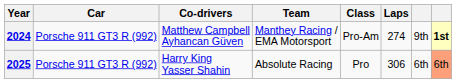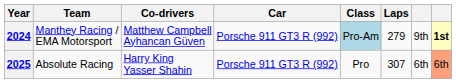columns swapped: (296, 13) <-> (96, 13)
(361, 36) no background -> (361, 36) lightblue background
(396, 36) 274 -> (396, 36) 279
(396, 65) 306 -> (396, 65) 307
